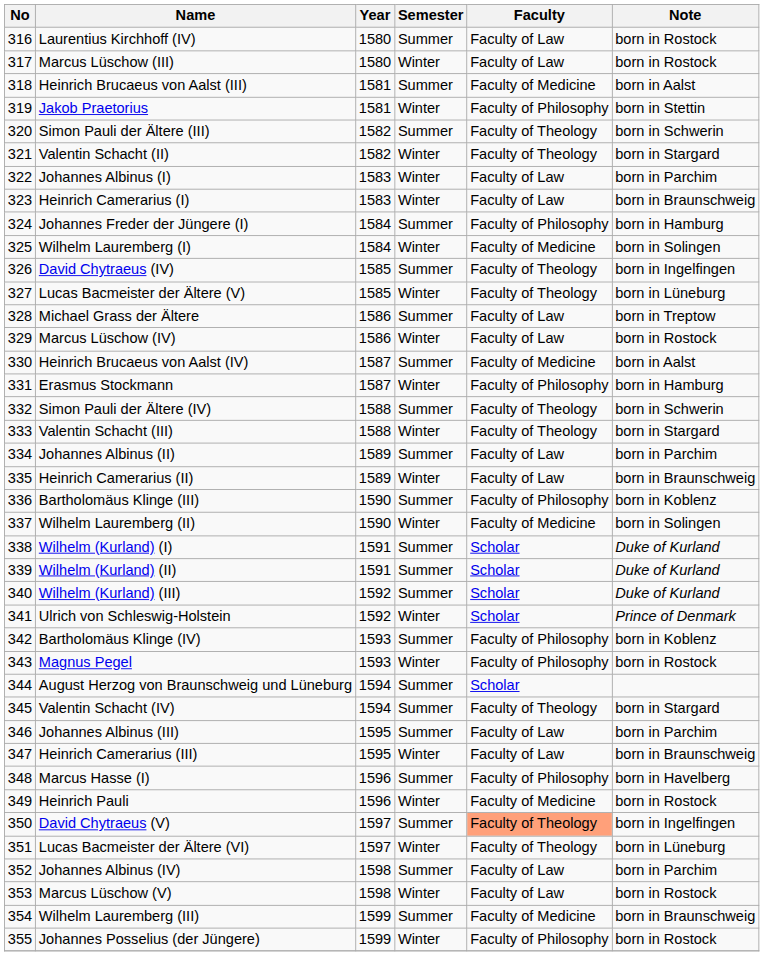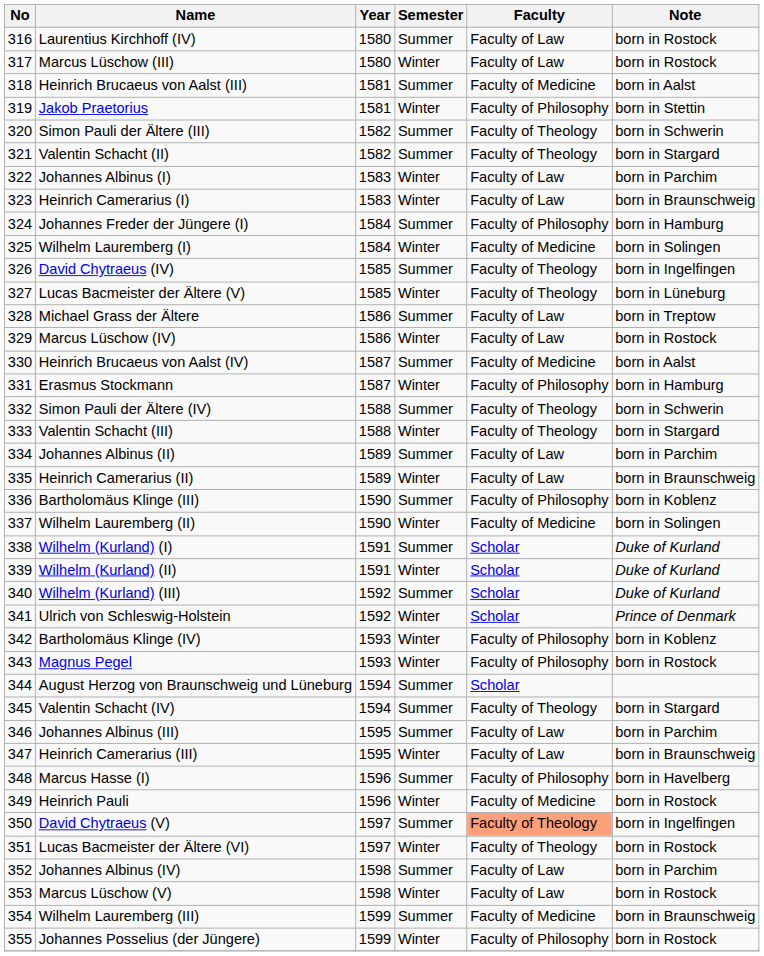(419, 154) Winter -> (425, 154) Summer
(425, 570) Summer -> (419, 570) Winter
(425, 639) Summer -> (419, 639) Winter
(670, 847) born in Lüneburg -> (666, 847) born in Rostock
